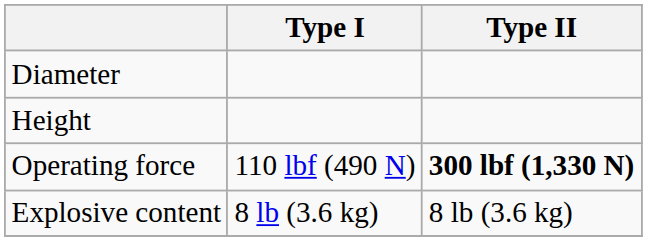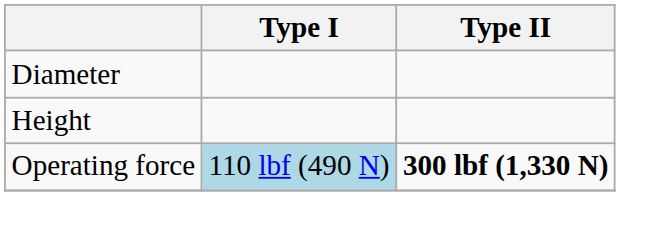(325, 166) no background -> (299, 166) lightblue background
- row: (116, 212)
